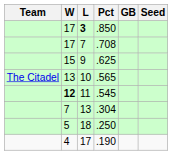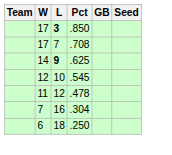(69, 61) 15 -> (43, 61) 14
(83, 61) normal -> (56, 61) bold
- row: (106, 77)
(69, 93) bold -> (43, 77) normal
(85, 93) 11 -> (59, 77) 10
+ row: (80, 93)
(86, 110) 13 -> (59, 110) 16
(67, 126) 5 -> (40, 126) 6
- row: (106, 142)
